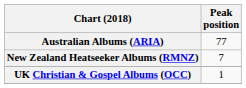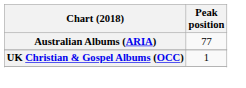- row: (103, 58)
